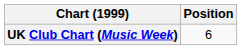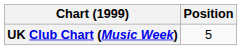(208, 34) 6 -> (208, 34) 5
